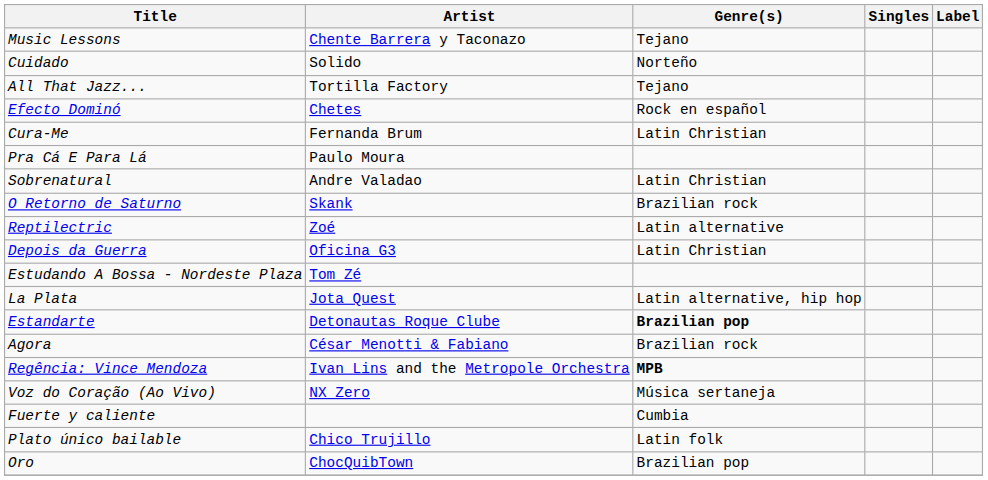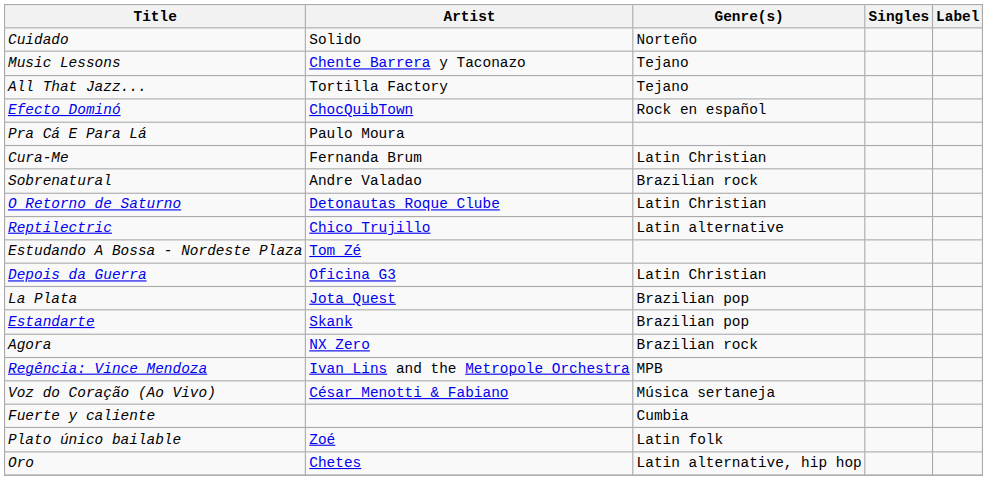rows swapped: (38, 63) <-> (64, 40)
(335, 110) Chetes -> (361, 110) ChocQuibTown
rows swapped: (77, 157) <-> (38, 134)
(702, 181) Latin Christian -> (697, 181) Brazilian rock
(331, 204) Skank -> (405, 204) Detonautas Roque Clube
(697, 204) Brazilian rock -> (702, 204) Latin Christian
(322, 228) Zoé -> (370, 228) Chico Trujillo
rows swapped: (155, 275) <-> (77, 251)
(749, 299) Latin alternative, hip hop -> (693, 299) Brazilian pop
(405, 322) Detonautas Roque Clube -> (331, 322) Skank
(693, 322) bold -> (693, 322) normal
(409, 346) César Menotti & Fabiano -> (340, 346) NX Zero
(650, 369) bold -> (650, 369) normal
(340, 393) NX Zero -> (409, 393) César Menotti & Fabiano
(370, 440) Chico Trujillo -> (322, 440) Zoé
(361, 463) ChocQuibTown -> (335, 463) Chetes
(693, 463) Brazilian pop -> (749, 463) Latin alternative, hip hop
